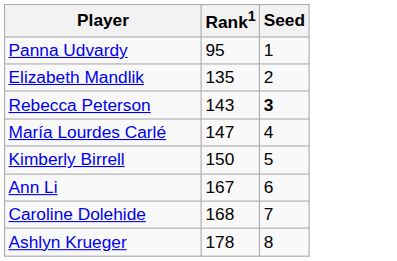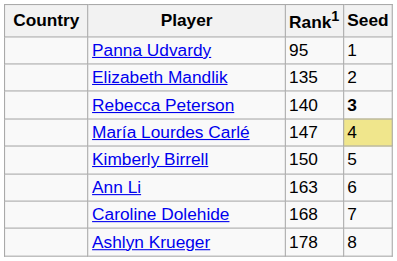+ column: (46, 20)
(220, 105) 143 -> (303, 105) 140
(269, 132) no background -> (352, 132) khaki background
(220, 187) 167 -> (303, 187) 163
